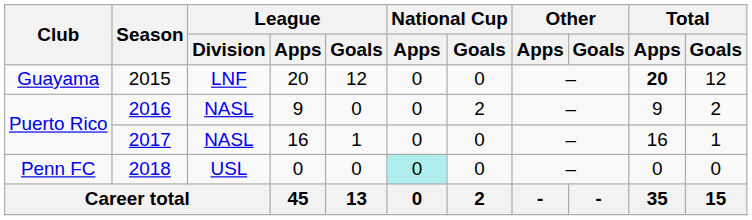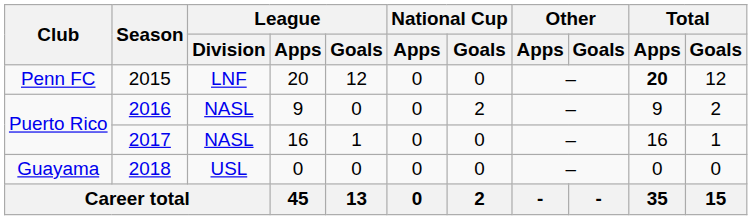(58, 79) Guayama -> (58, 79) Penn FC
(58, 169) Penn FC -> (58, 169) Guayama
(417, 169) paleturquoise background -> (417, 169) no background
